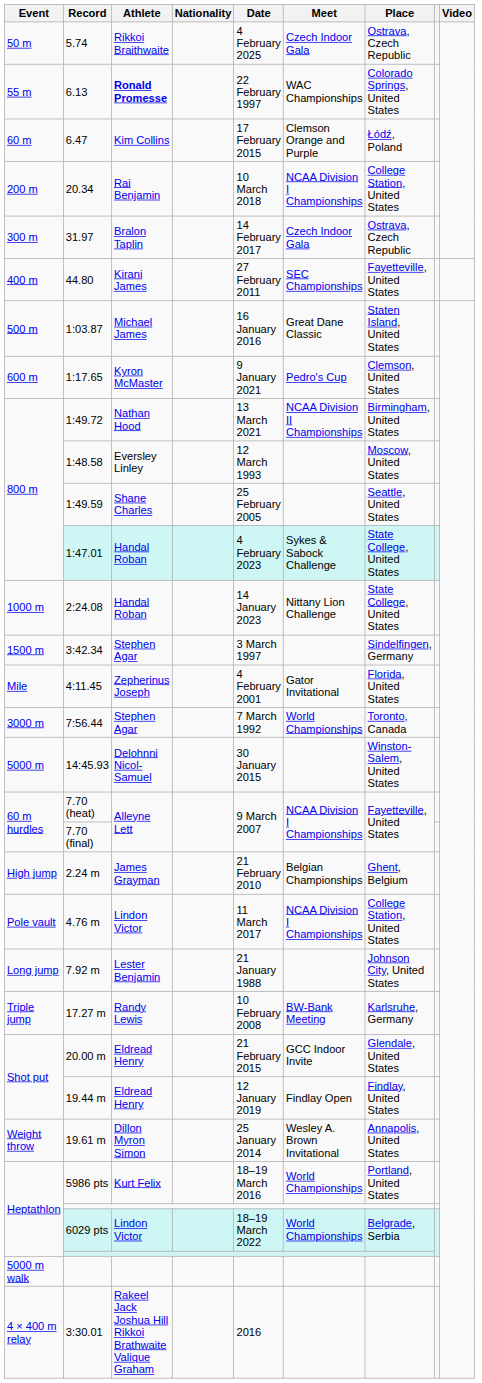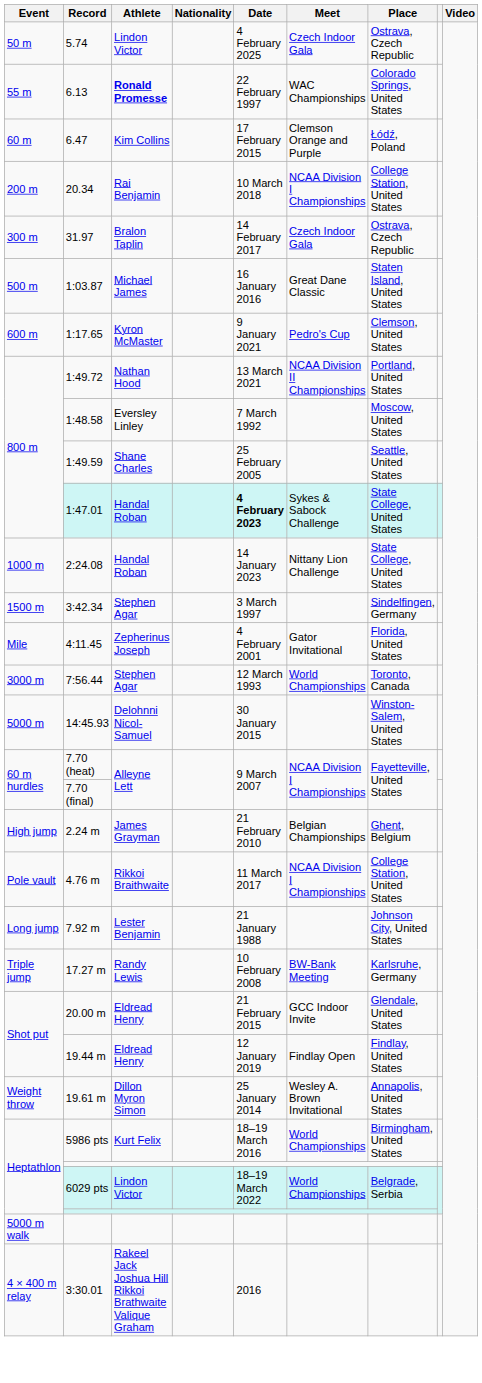(141, 43) Rikkoi Braithwaite -> (131, 43) Lindon Victor
- row: (22, 280)
(399, 420) Birmingham, United States -> (393, 377) Portland, United States
(252, 462) 12 March 1993 -> (257, 420) 7 March 1992
(259, 553) normal -> (260, 511) bold
(257, 723) 7 March 1992 -> (260, 680) 12 March 1993
(131, 922) Lindon Victor -> (141, 880) Rikkoi Braithwaite
(390, 1183) Portland, United States -> (402, 1140) Birmingham, United States
